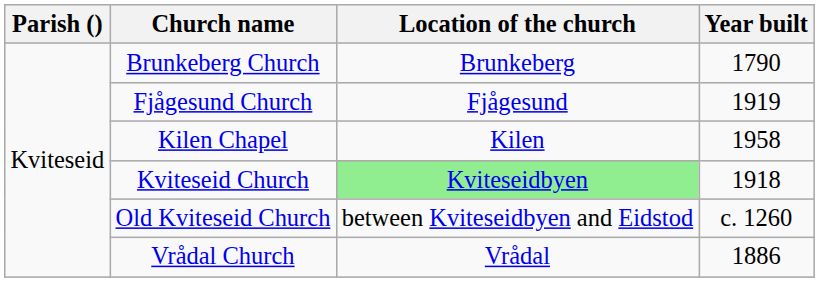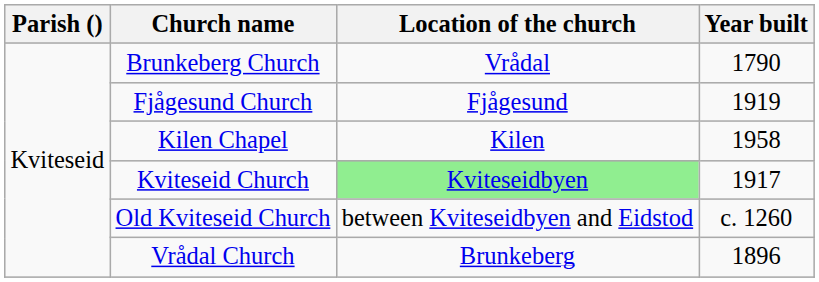(517, 62) Brunkeberg -> (517, 62) Vrådal
(756, 179) 1918 -> (756, 179) 1917
(517, 256) Vrådal -> (517, 256) Brunkeberg
(756, 256) 1886 -> (756, 256) 1896
